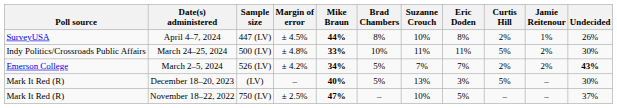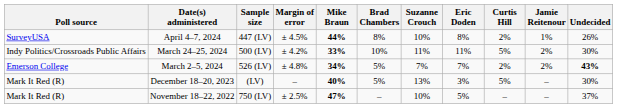(295, 52) ± 4.8% -> (295, 52) ± 4.2%
(295, 66) ± 4.2% -> (295, 66) ± 4.8%
